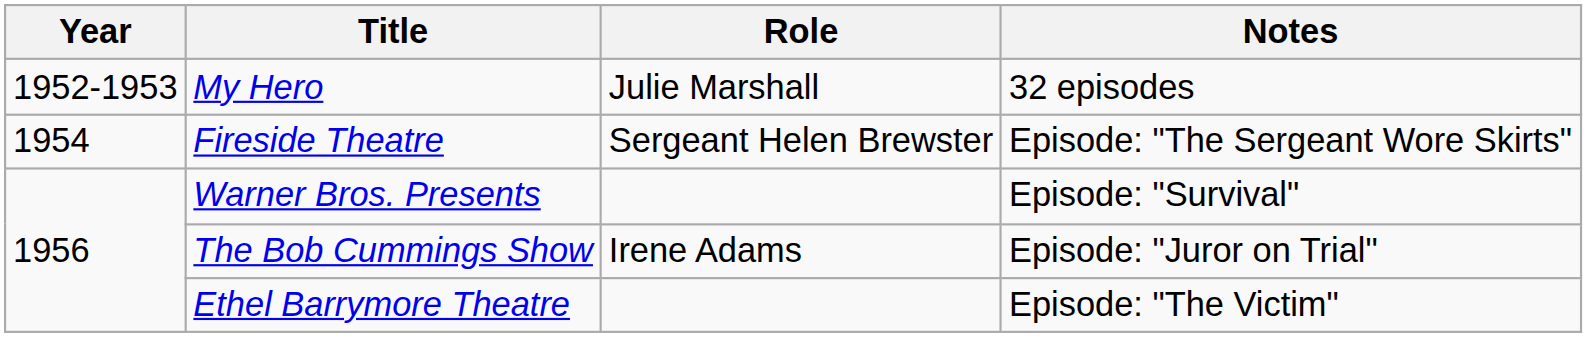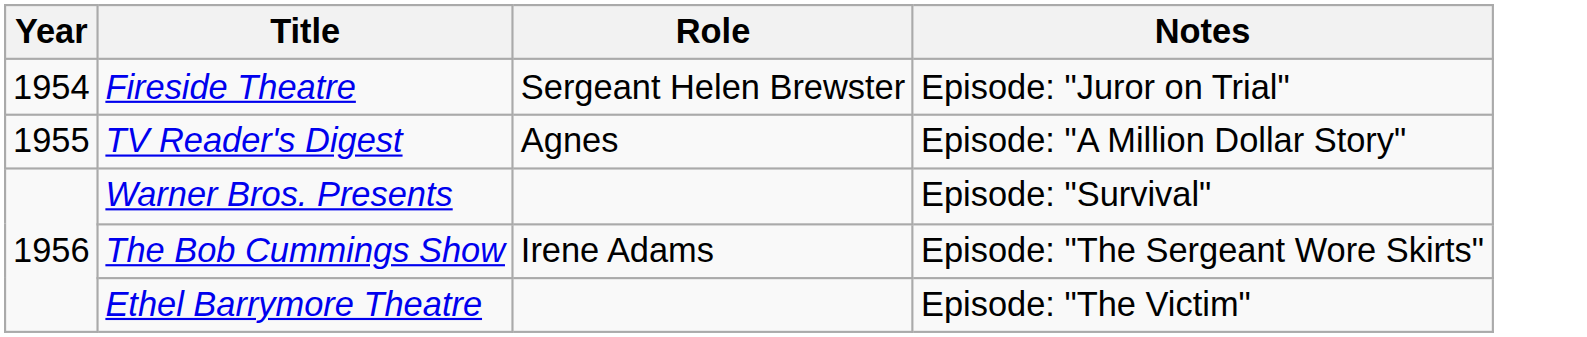- row: (258, 86)
(1291, 140) Episode: "The Sergeant Wore Skirts" -> (1105, 86) Episode: "Juror on Trial"
+ row: (254, 140)
(1193, 250) Episode: "Juror on Trial" -> (1203, 250) Episode: "The Sergeant Wore Skirts"
